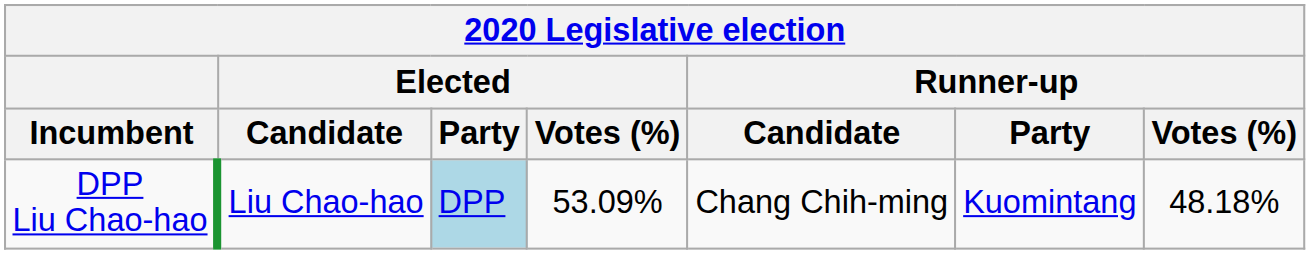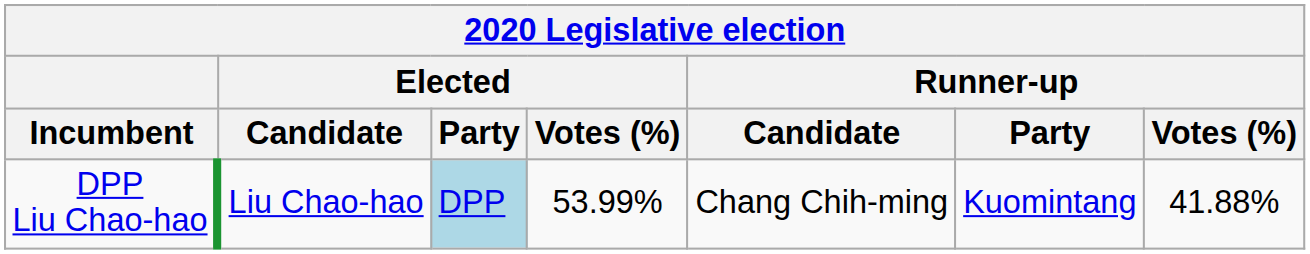(608, 203) 53.09% -> (608, 203) 53.99%
(1224, 203) 48.18% -> (1224, 203) 41.88%
